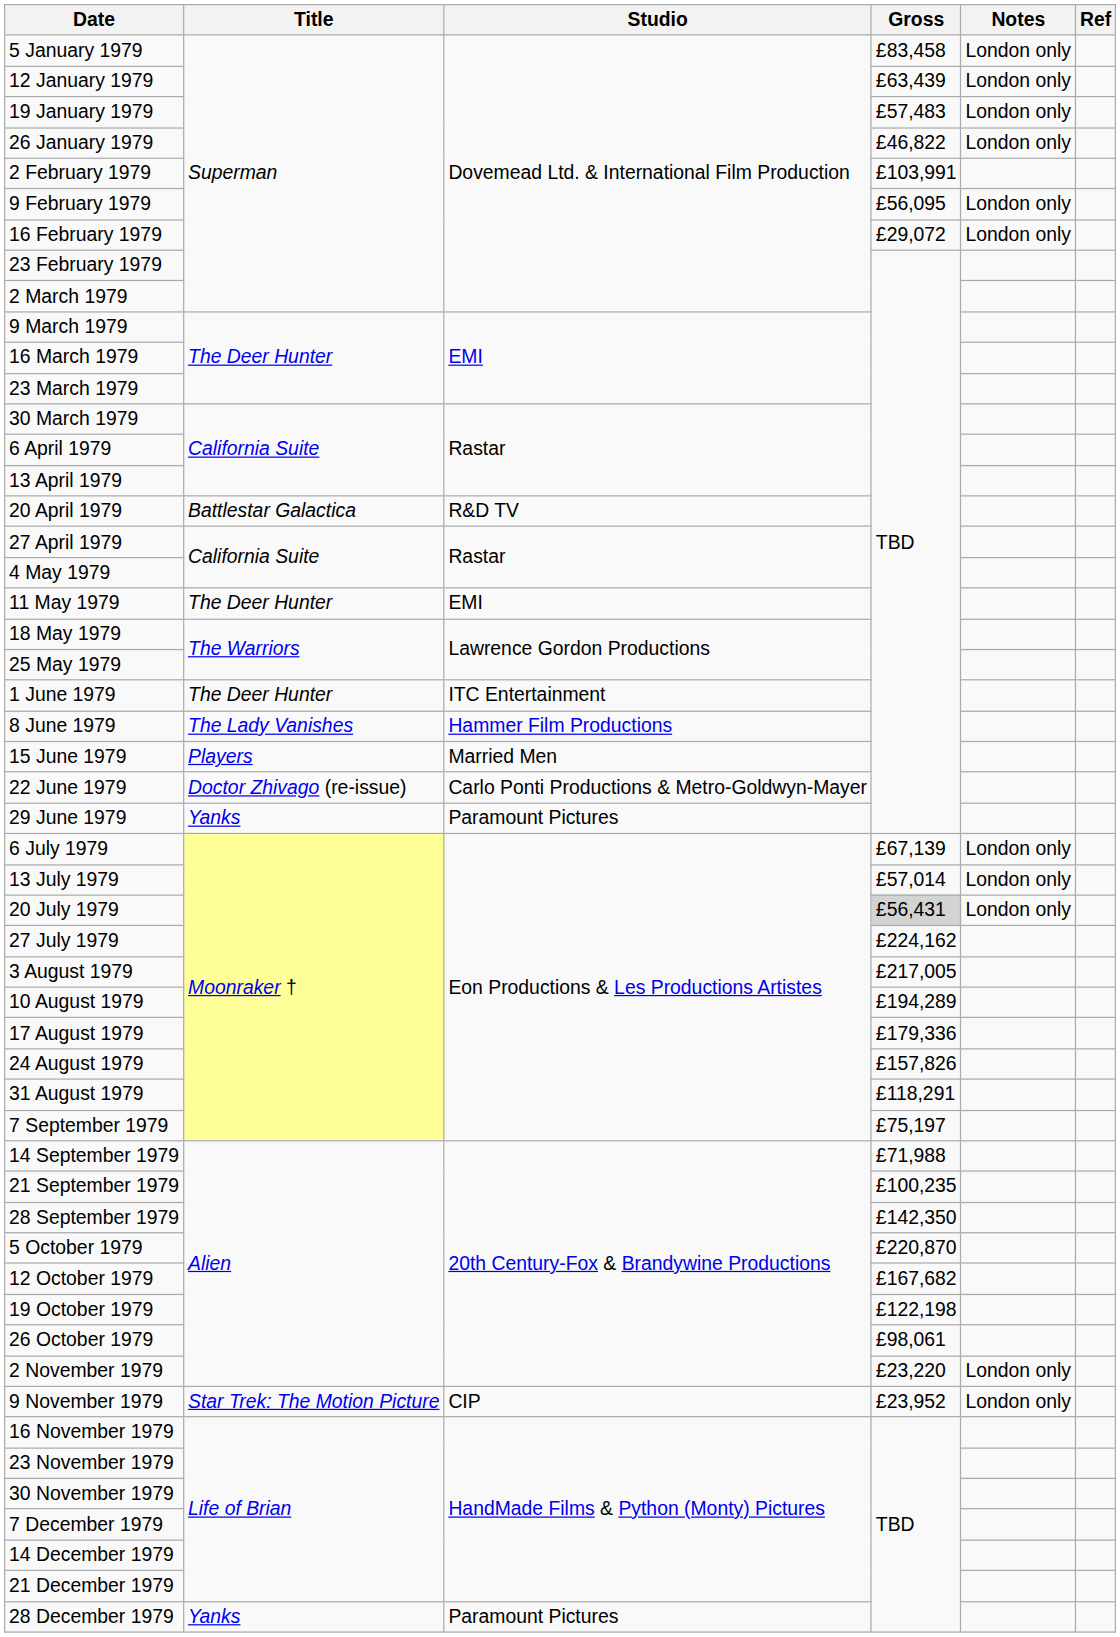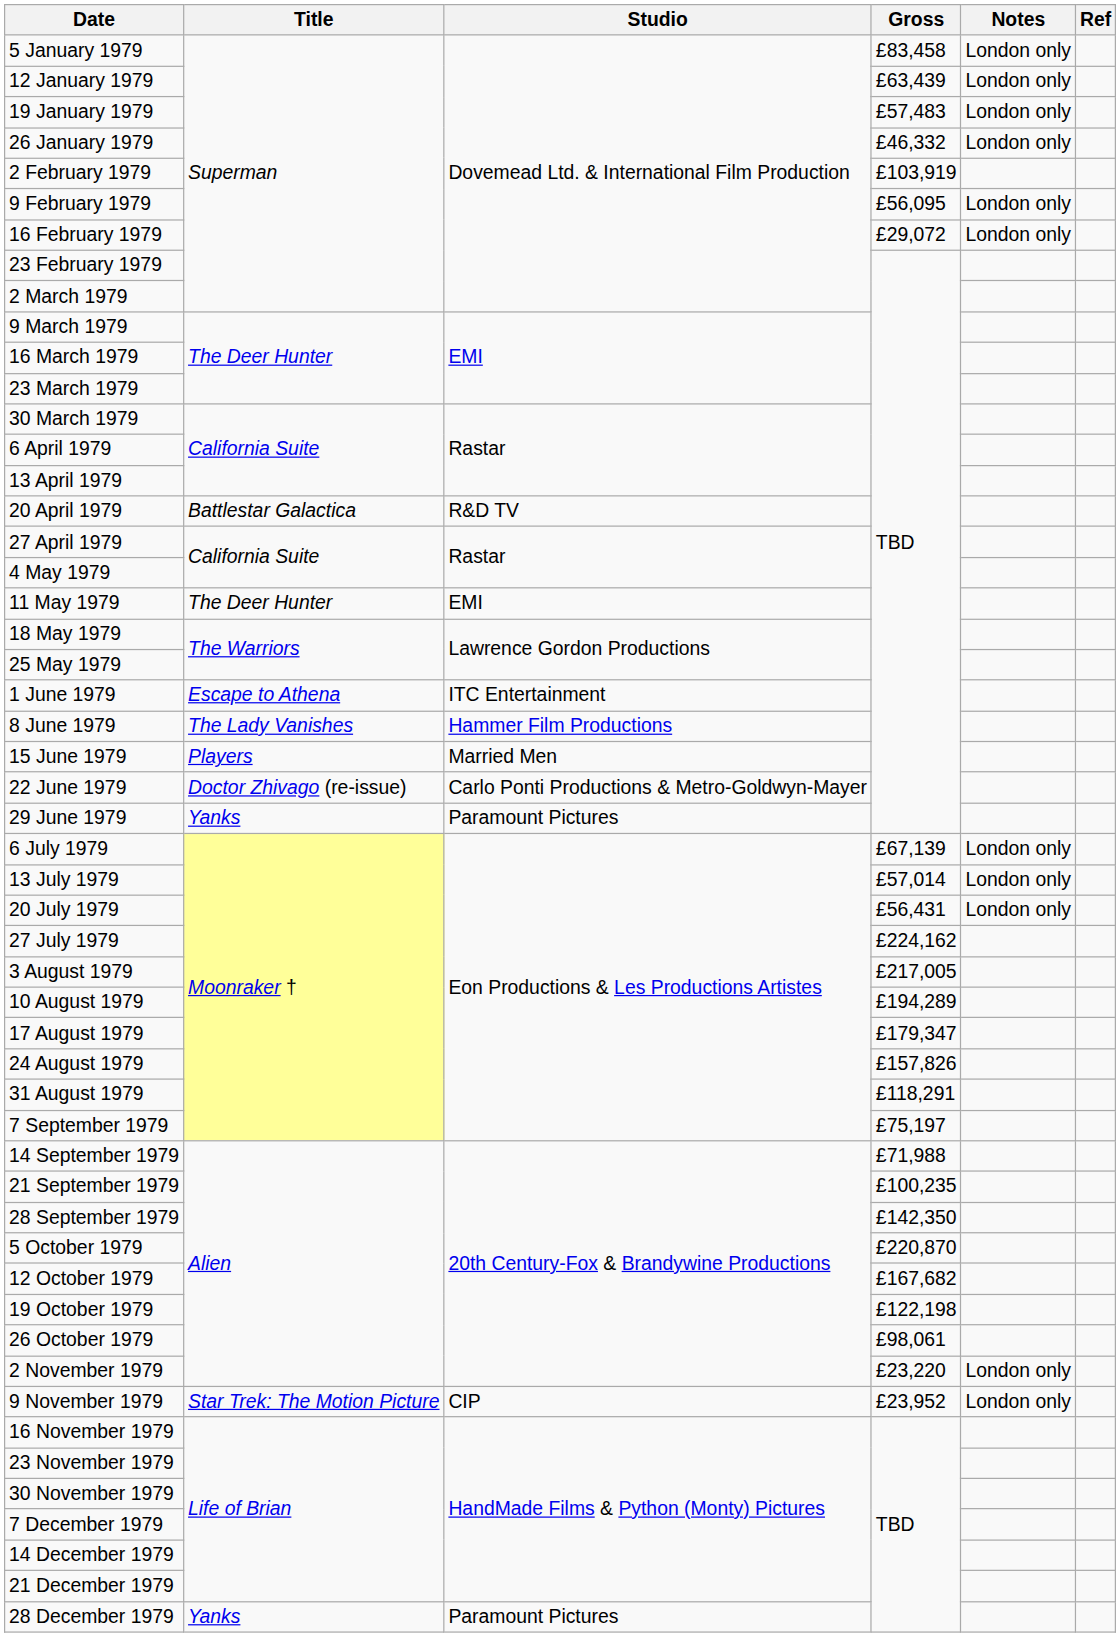(911, 142) £46,822 -> (911, 142) £46,332
(916, 173) £103,991 -> (916, 173) £103,919
(260, 695) The Deer Hunter -> (264, 695) Escape to Athena
(911, 910) lightgrey background -> (911, 910) no background
(916, 1033) £179,336 -> (916, 1033) £179,347
